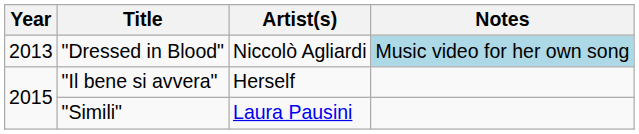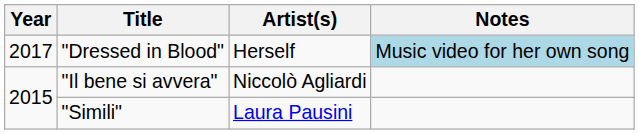(31, 50) 2013 -> (31, 50) 2017
(300, 50) Niccolò Agliardi -> (264, 50) Herself
(264, 81) Herself -> (300, 81) Niccolò Agliardi
